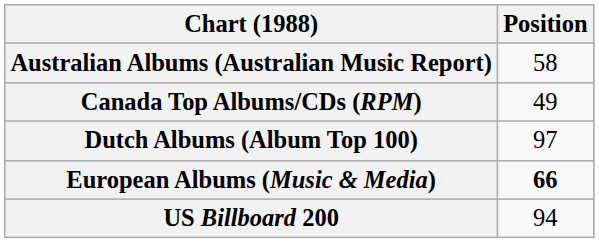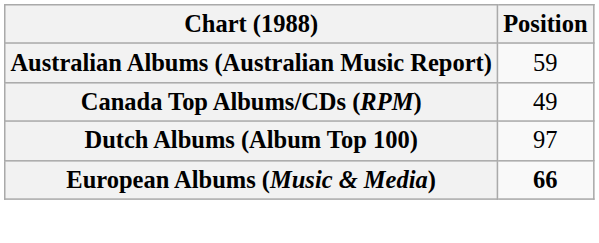(545, 62) 58 -> (545, 62) 59
- row: (251, 218)
